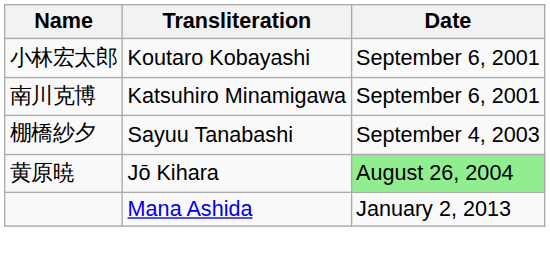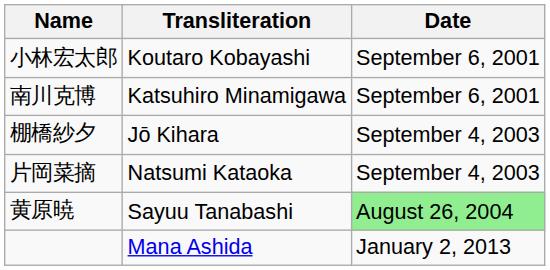(210, 134) Sayuu Tanabashi -> (173, 134) Jō Kihara
+ row: (53, 172)
(173, 172) Jō Kihara -> (210, 211) Sayuu Tanabashi
